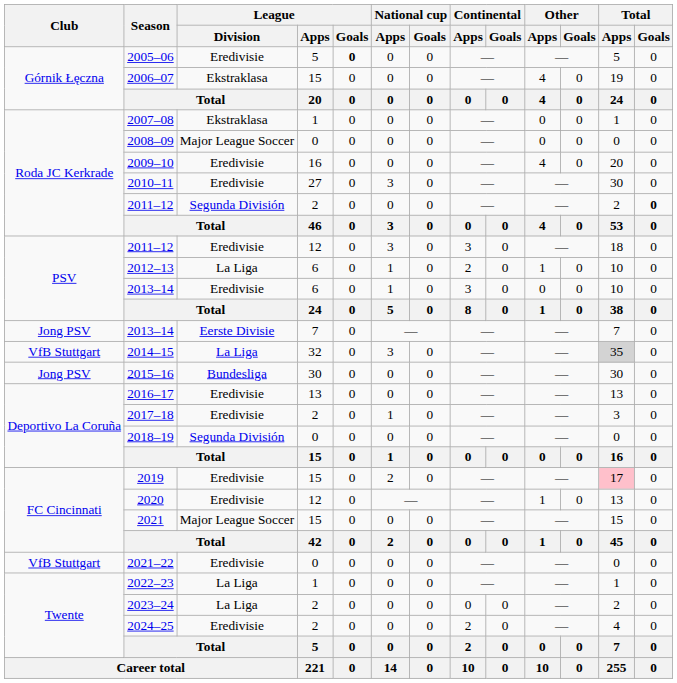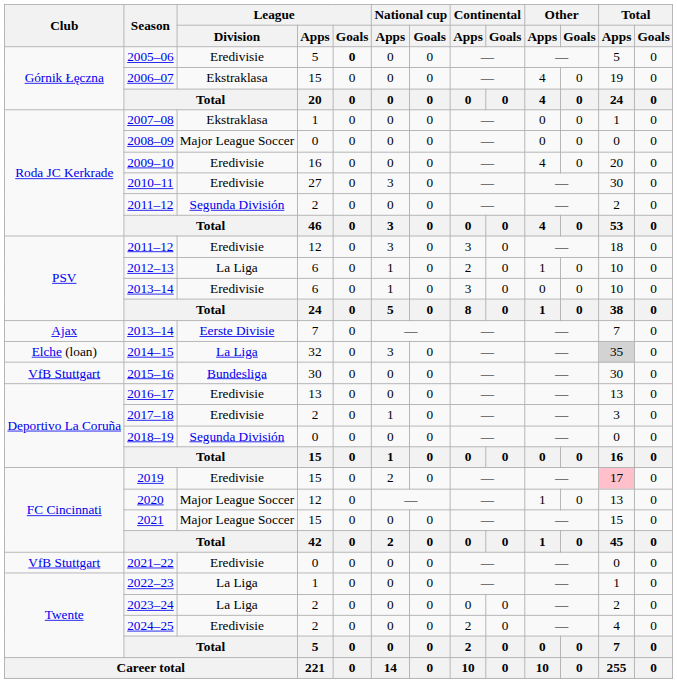(654, 204) bold -> (654, 204) normal
(64, 330) Jong PSV -> (64, 330) Ajax
(64, 352) VfB Stuttgart -> (64, 352) Elche (loan)
(64, 373) Jong PSV -> (64, 373) VfB Stuttgart
(237, 499) Eredivisie -> (237, 499) Major League Soccer
